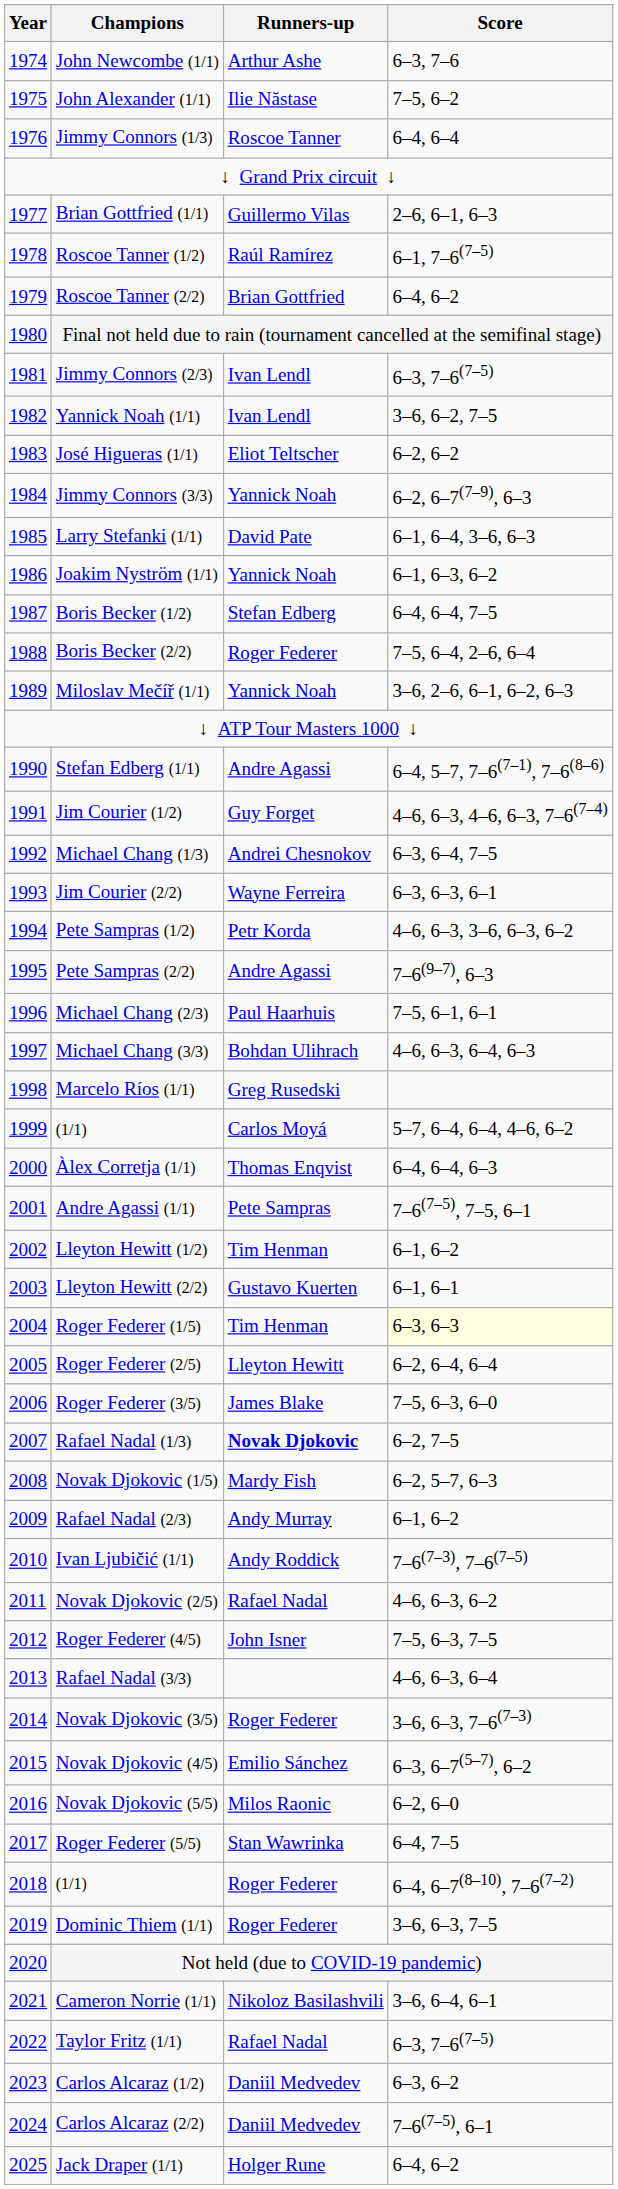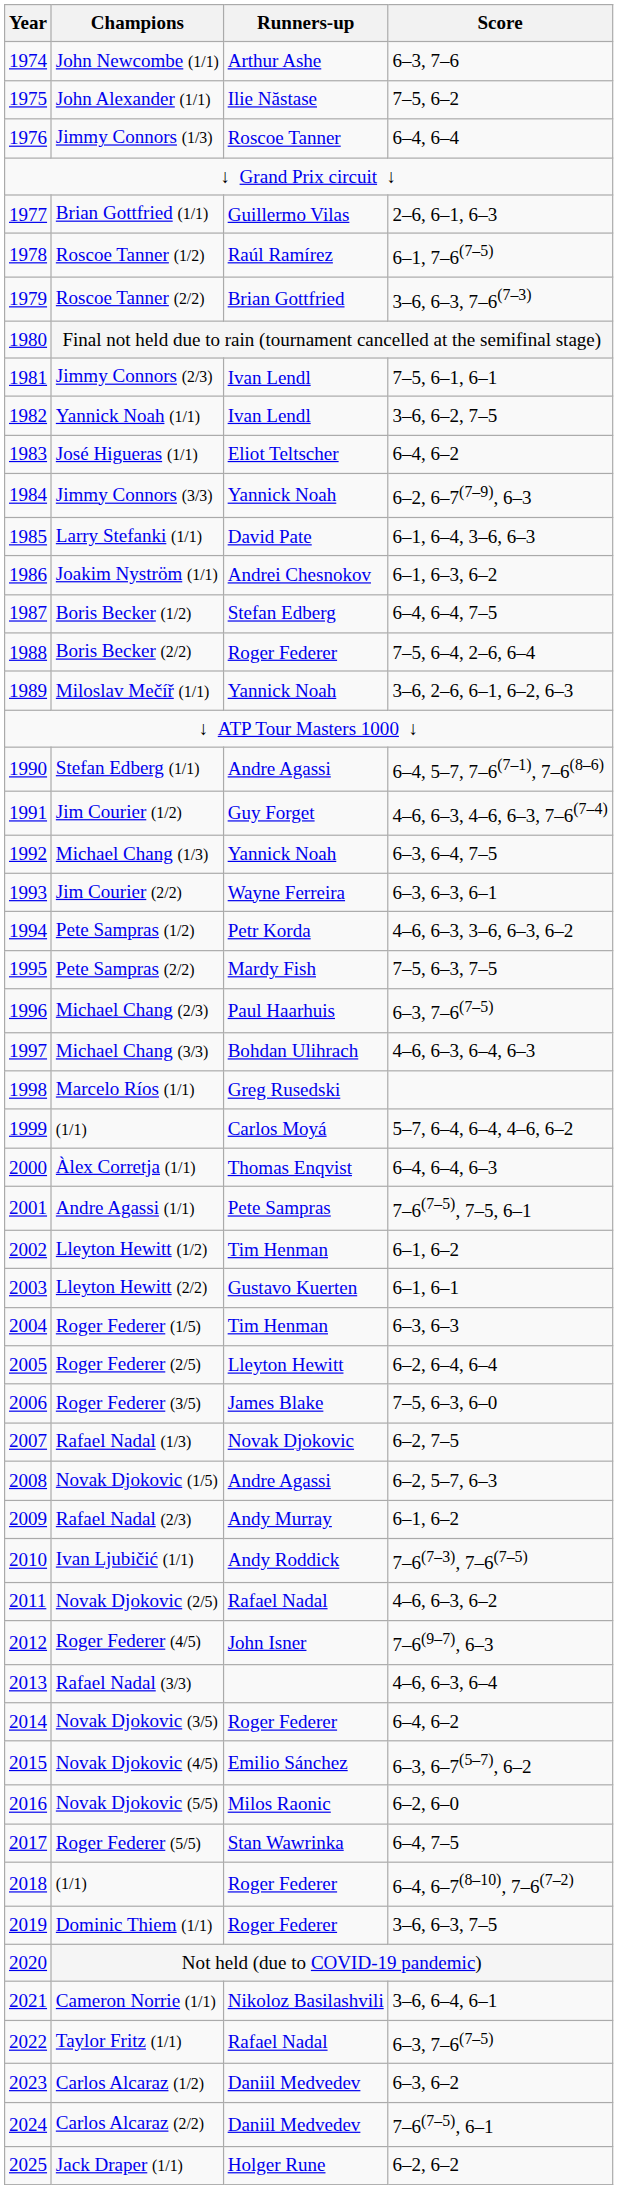(426, 296) 6–4, 6–2 -> (462, 299) 3–6, 6–3, 7–6(7–3)
(443, 375) 6–3, 7–6(7–5) -> (445, 377) 7–5, 6–1, 6–1
(426, 454) 6–2, 6–2 -> (426, 454) 6–4, 6–2
(282, 575) Yannick Noah -> (299, 575) Andrei Chesnokov
(299, 853) Andrei Chesnokov -> (282, 853) Yannick Noah
(279, 971) Andre Agassi -> (272, 969) Mardy Fish
(443, 972) 7–6(9–7), 6–3 -> (445, 969) 7–5, 6–3, 7–5
(445, 1013) 7–5, 6–1, 6–1 -> (443, 1011) 6–3, 7–6(7–5)
(426, 1326) lightyellow background -> (426, 1326) no background
(293, 1442) bold -> (291, 1442) normal
(272, 1480) Mardy Fish -> (279, 1480) Andre Agassi
(445, 1639) 7–5, 6–3, 7–5 -> (443, 1642) 7–6(9–7), 6–3
(462, 1720) 3–6, 6–3, 7–6(7–3) -> (426, 1721) 6–4, 6–2
(426, 2165) 6–4, 6–2 -> (426, 2165) 6–2, 6–2
